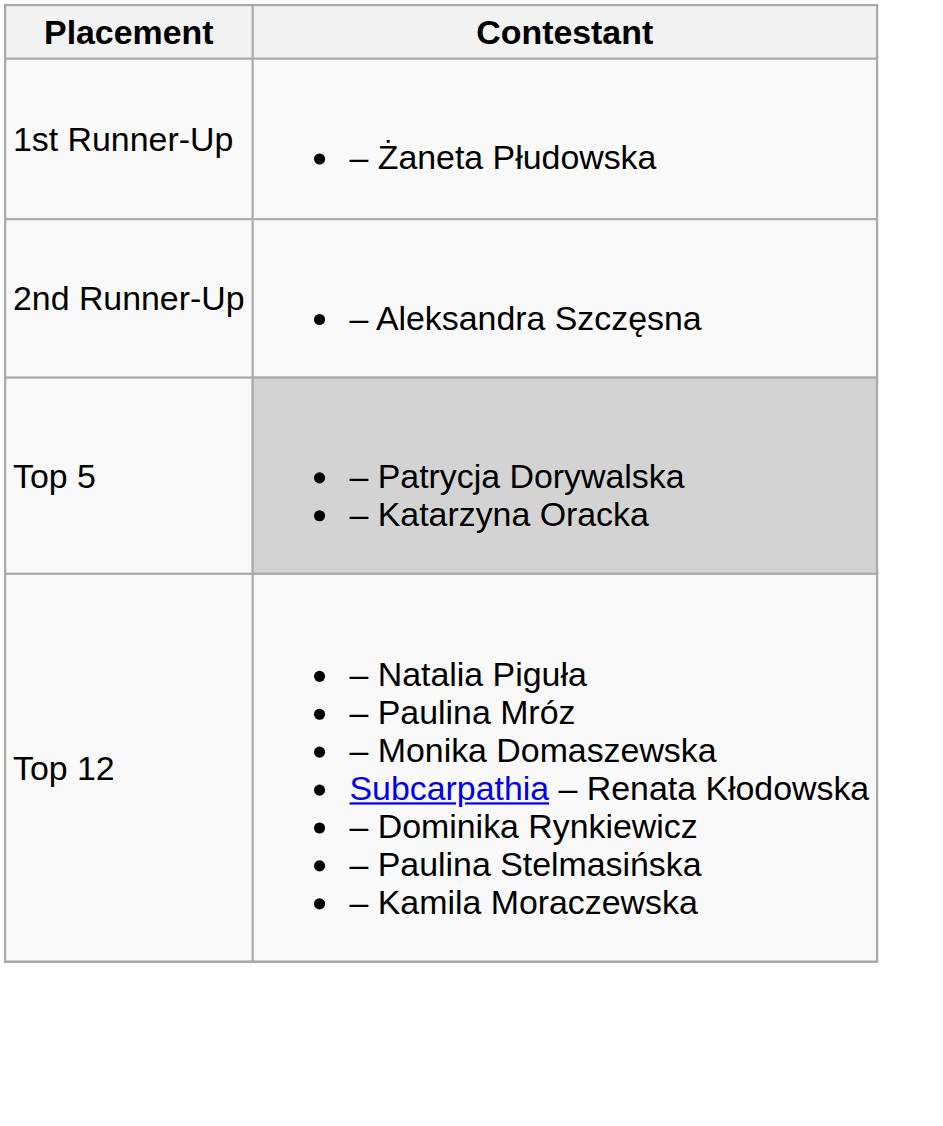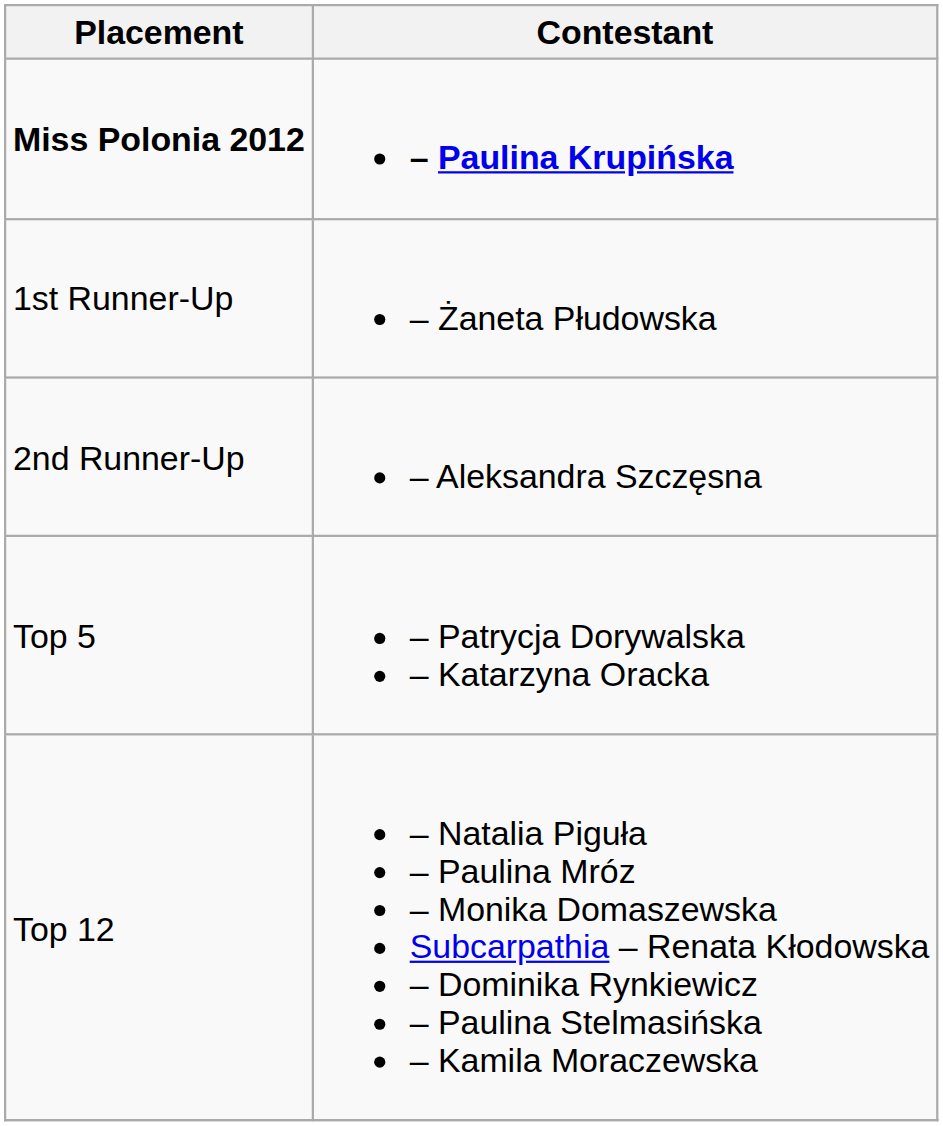+ row: (159, 139)
(565, 495) lightgrey background -> (625, 654) no background
